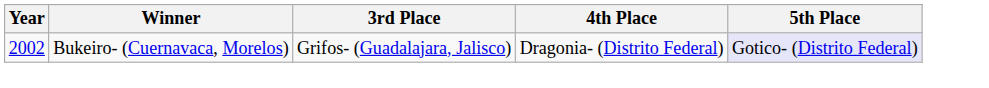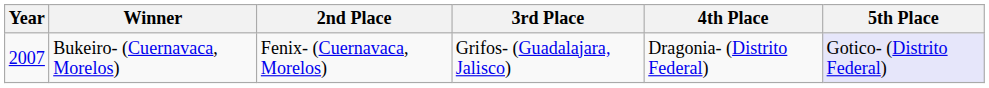+ column: (354, 18)
(27, 47) 2002 -> (27, 57) 2007
